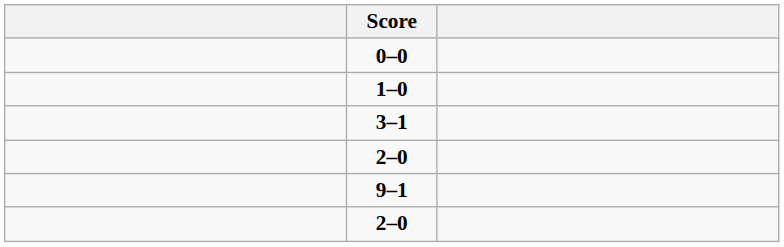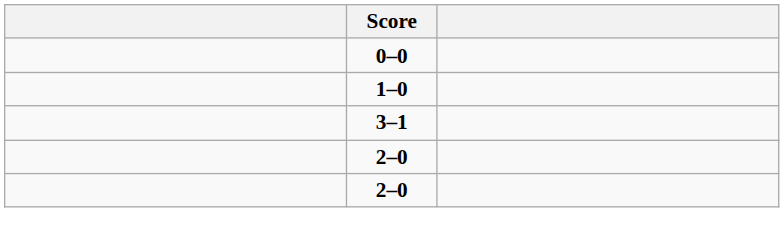- row: (176, 190)
